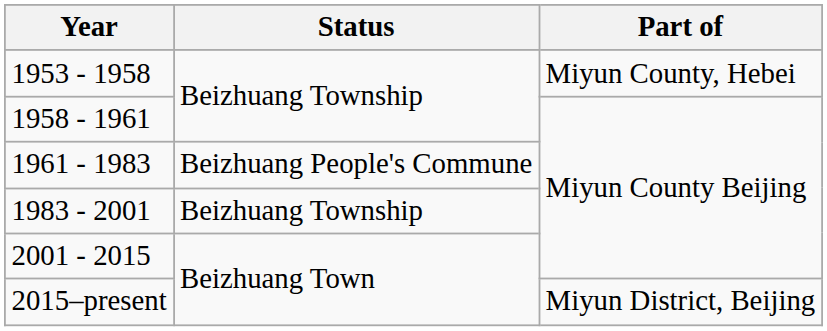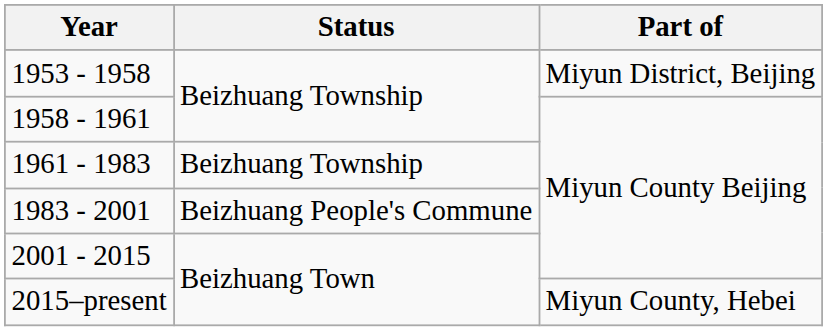(671, 73) Miyun County, Hebei -> (680, 73) Miyun District, Beijing
(356, 164) Beizhuang People's Commune -> (301, 164) Beizhuang Township
(301, 210) Beizhuang Township -> (356, 210) Beizhuang People's Commune
(680, 301) Miyun District, Beijing -> (671, 301) Miyun County, Hebei
